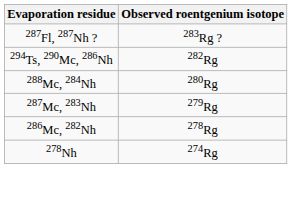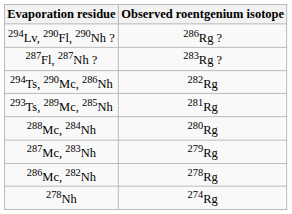+ row: (61, 35)
+ row: (61, 105)
